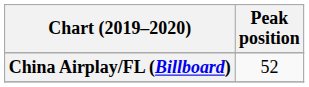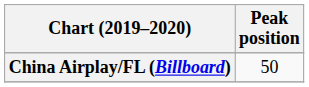(269, 67) 52 -> (269, 67) 50
